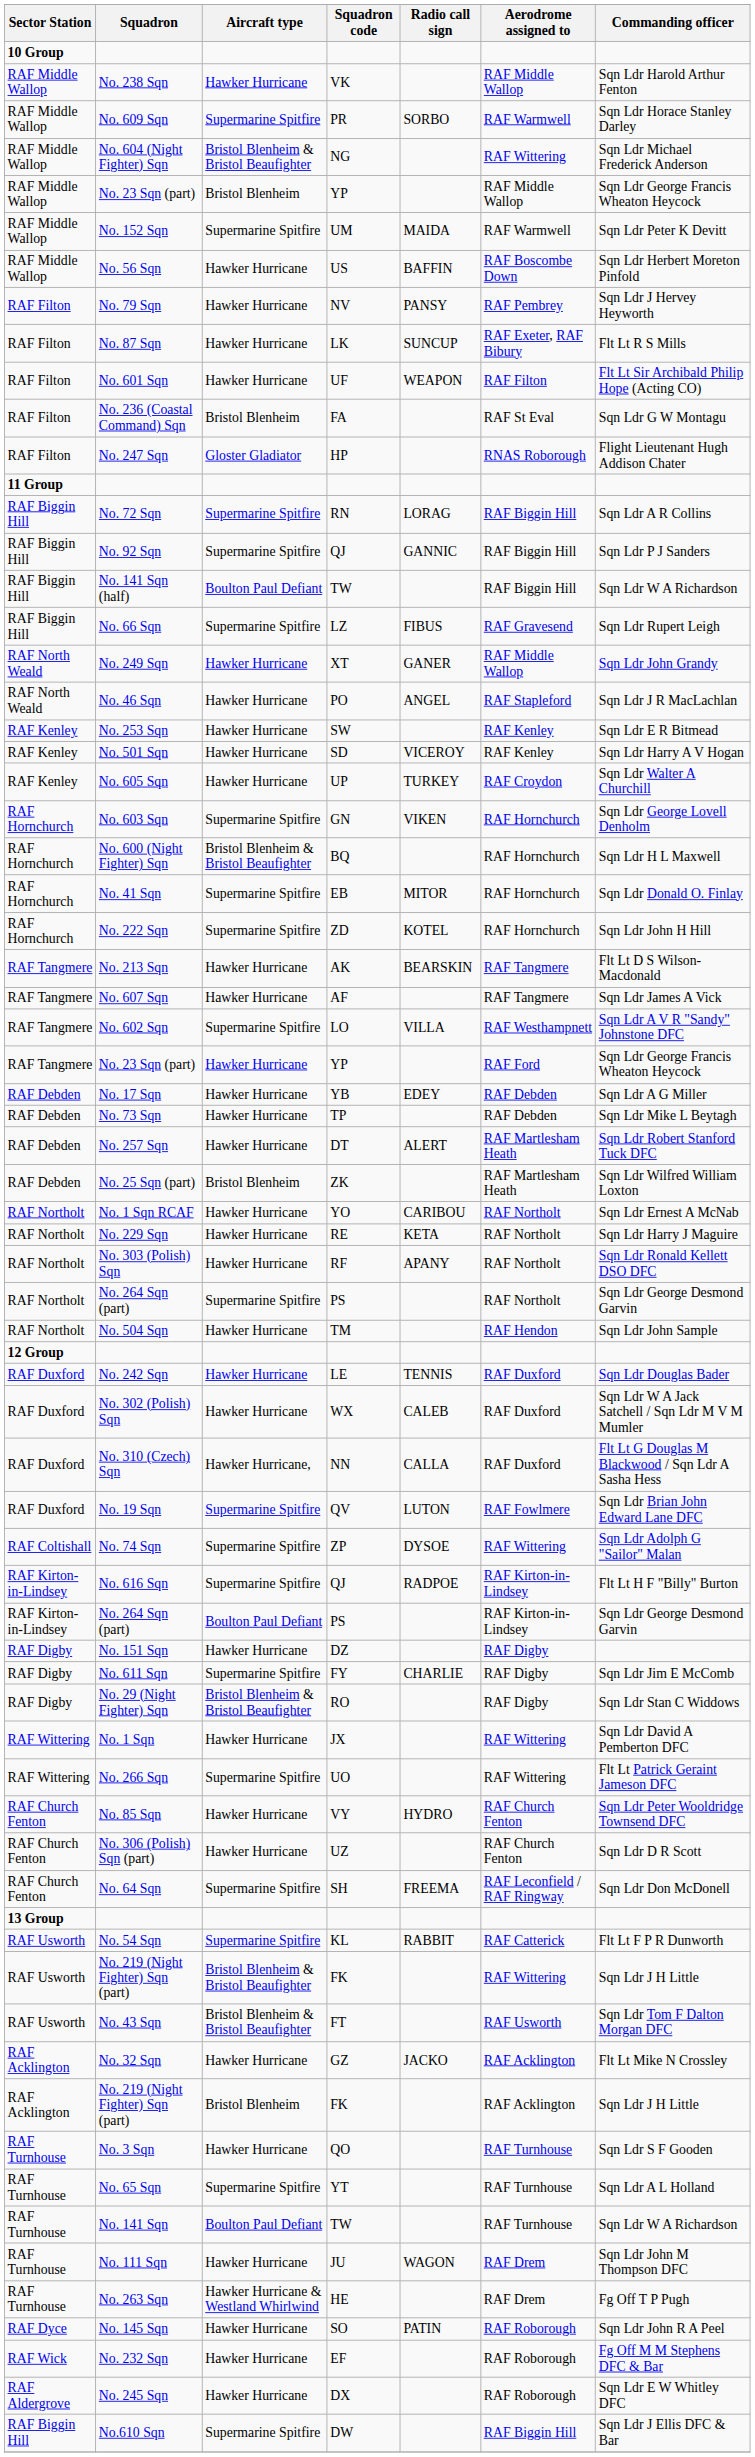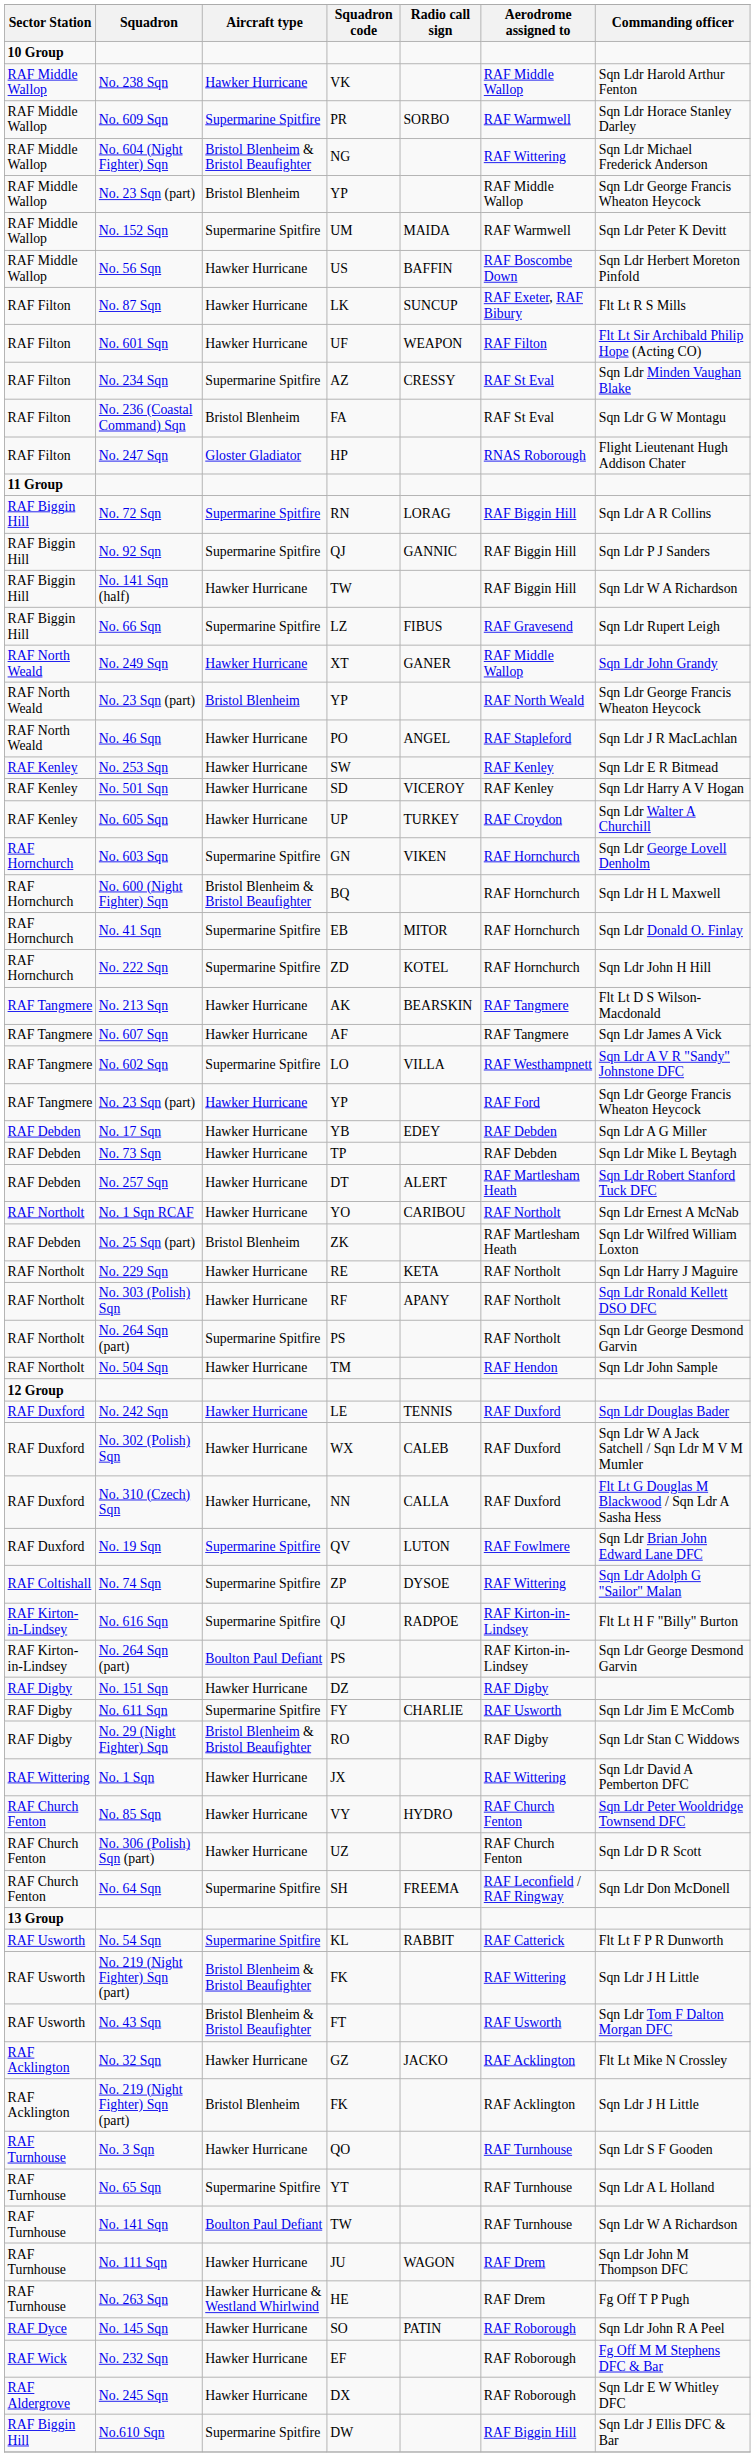- row: (39, 306)
+ row: (39, 380)
(264, 589) Boulton Paul Defiant -> (256, 589) Hawker Hurricane
+ row: (39, 700)
rows swapped: (44, 1183) <-> (46, 1212)
(516, 1672) RAF Digby -> (523, 1710) RAF Usworth
- row: (49, 1777)
